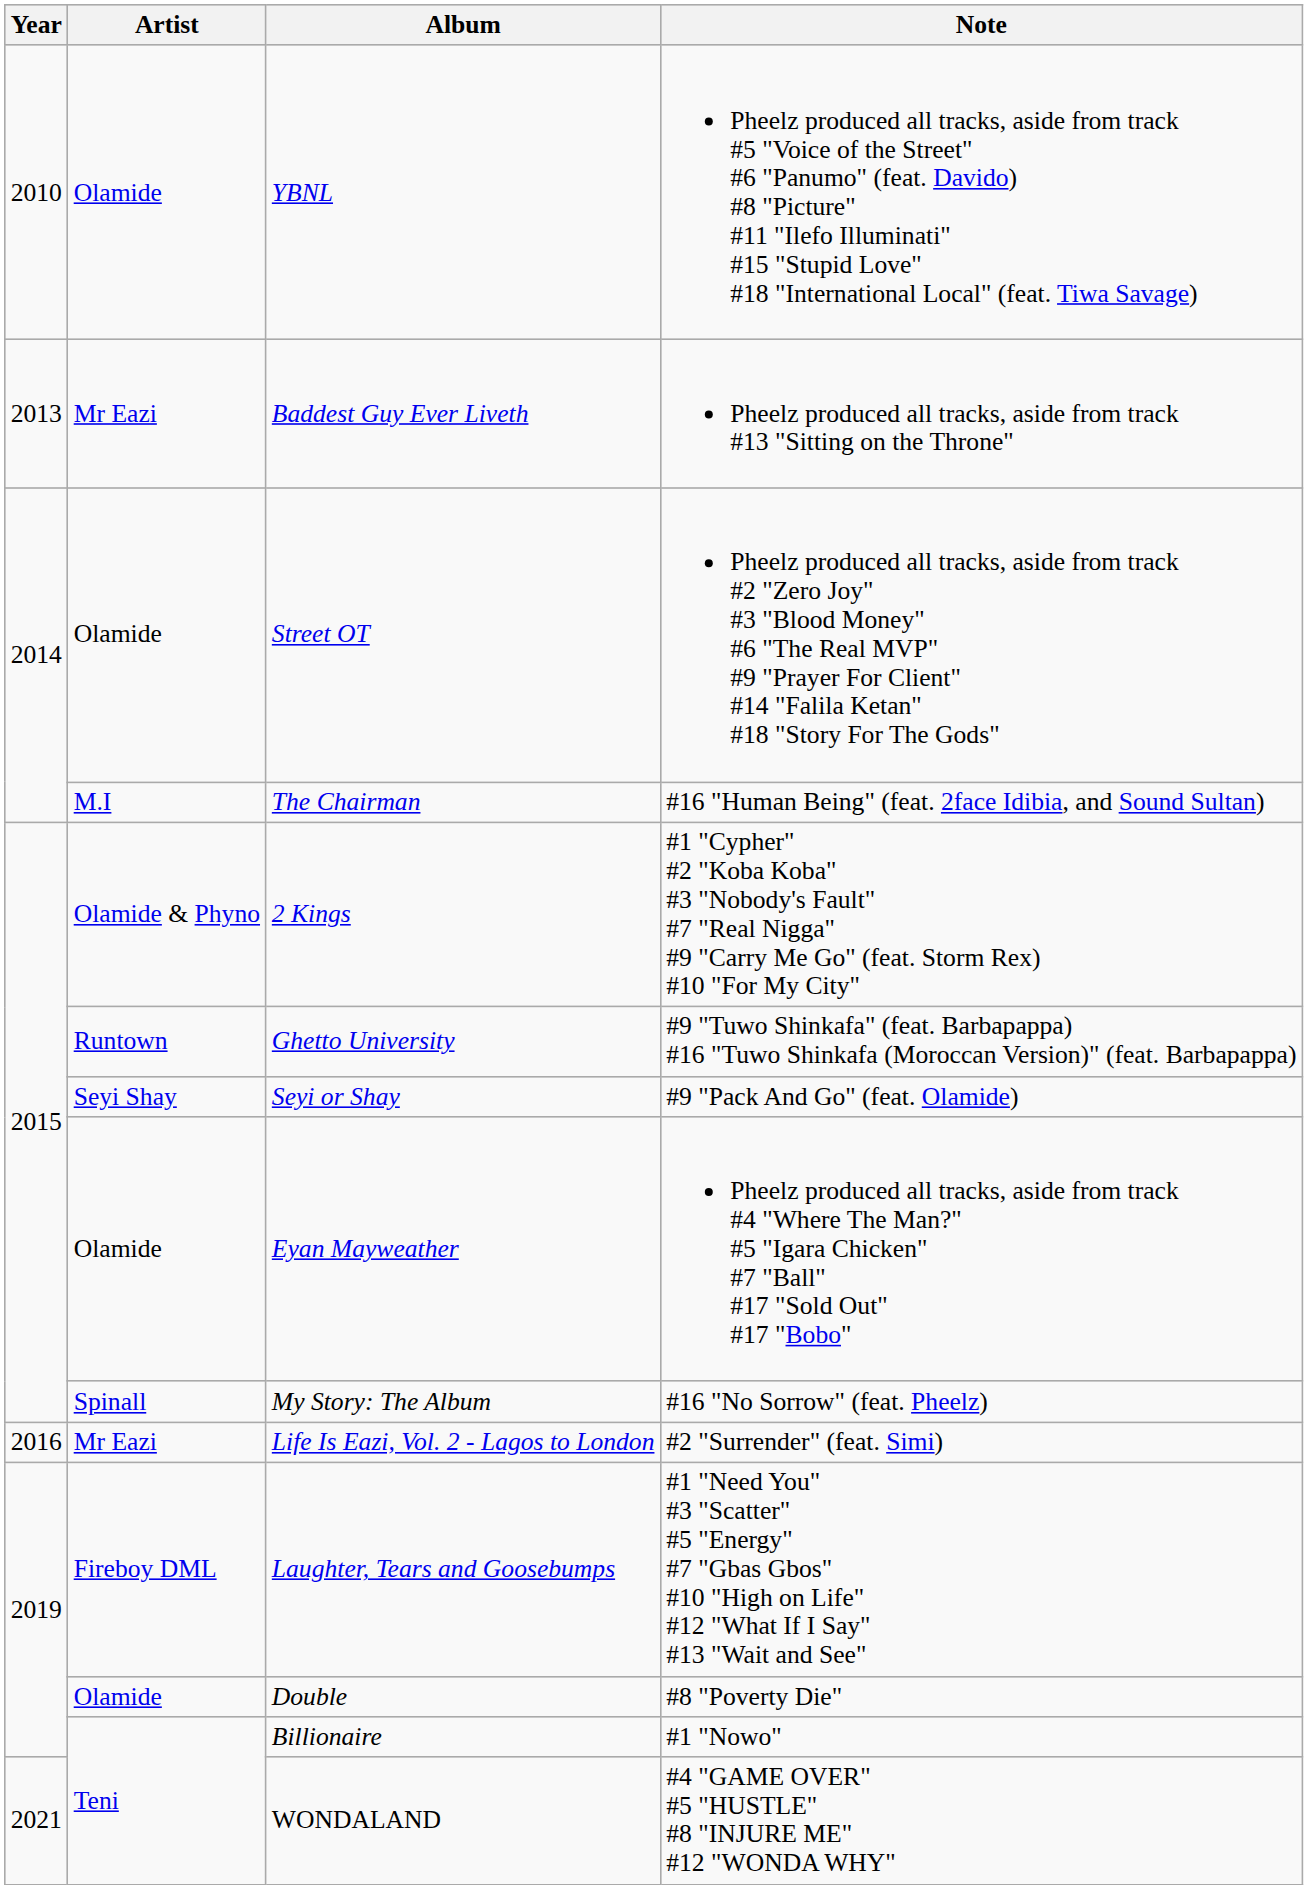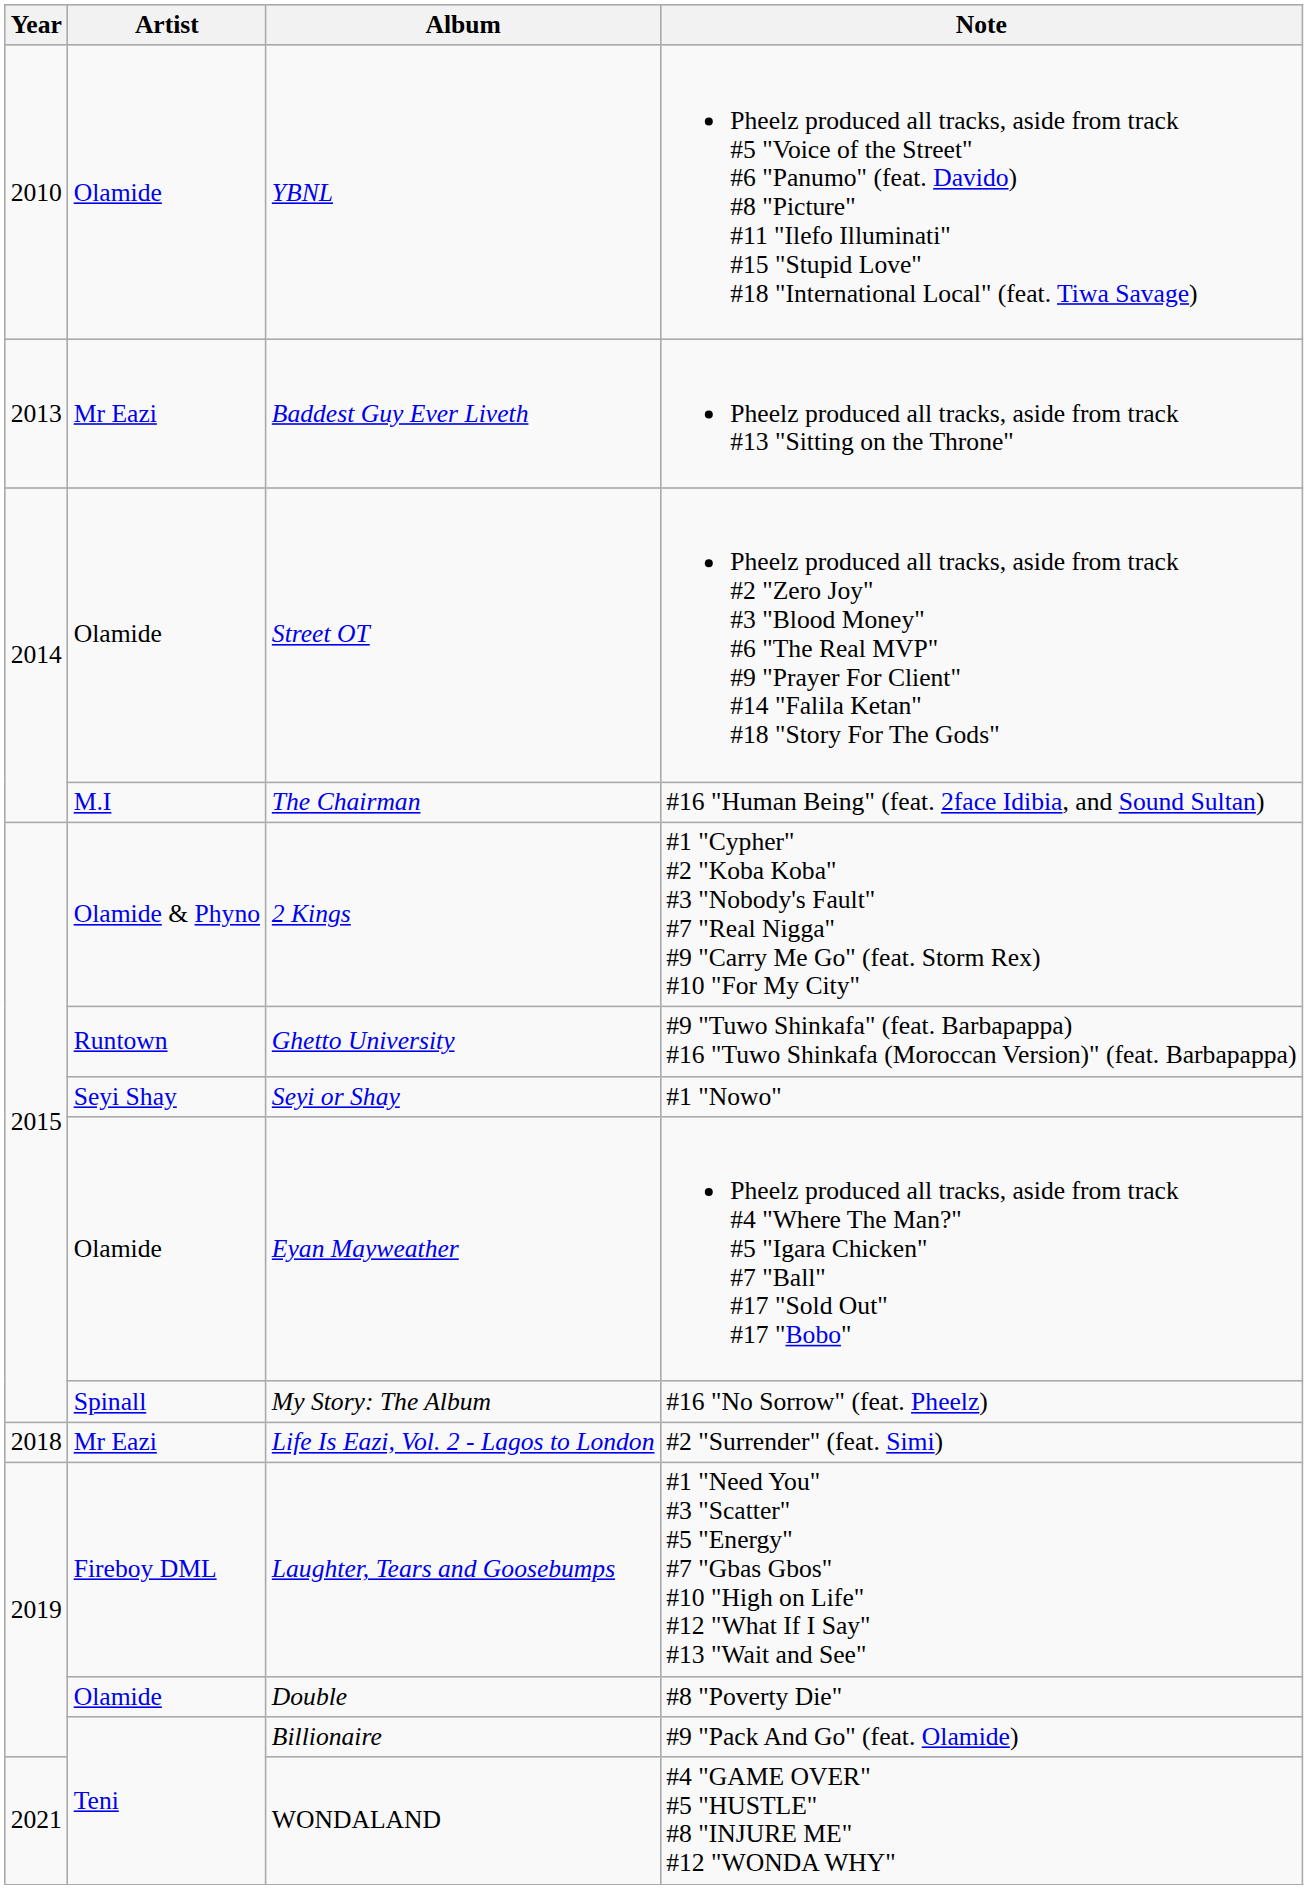(842, 1096) #9 "Pack And Go" (feat. Olamide) -> (724, 1096) #1 "Nowo"
(36, 1442) 2016 -> (36, 1442) 2018
(724, 1736) #1 "Nowo" -> (842, 1736) #9 "Pack And Go" (feat. Olamide)
